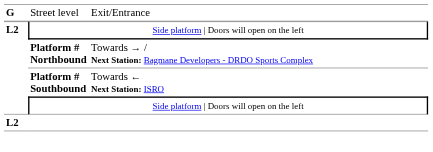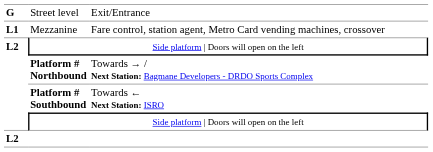+ row: (54, 29)
